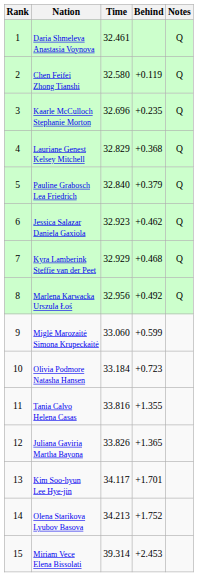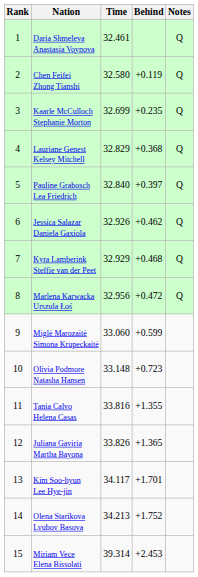(116, 111) 32.696 -> (116, 111) 32.699
(149, 185) +0.379 -> (149, 185) +0.397
(116, 222) 32.923 -> (116, 222) 32.926
(149, 295) +0.492 -> (149, 295) +0.472
(116, 369) 33.184 -> (116, 369) 33.148
